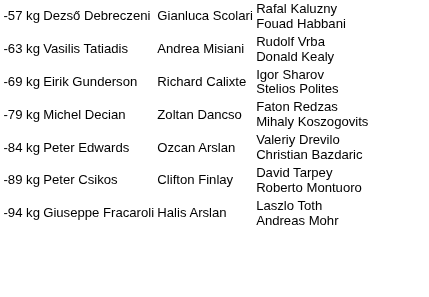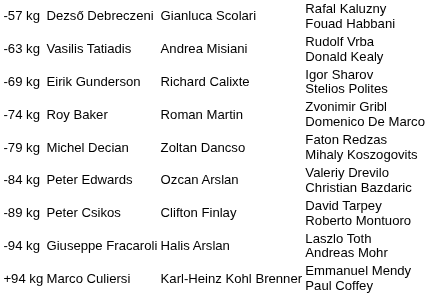+ row: (22, 114)
+ row: (23, 278)
